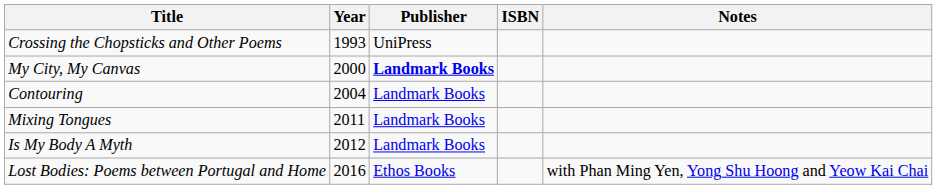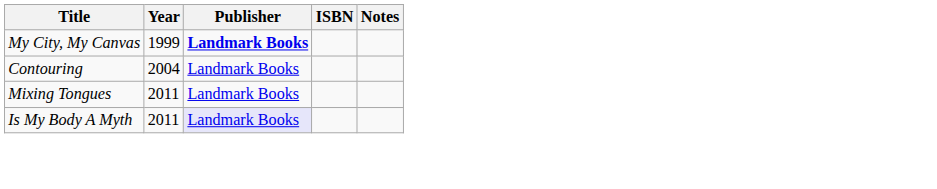- row: (145, 42)
(350, 68) 2000 -> (164, 42) 1999
(350, 145) 2012 -> (163, 119) 2011
(429, 145) no background -> (243, 119) lavender background
- row: (167, 171)
